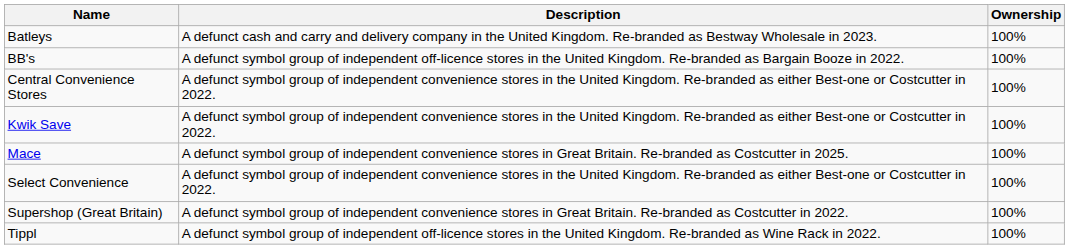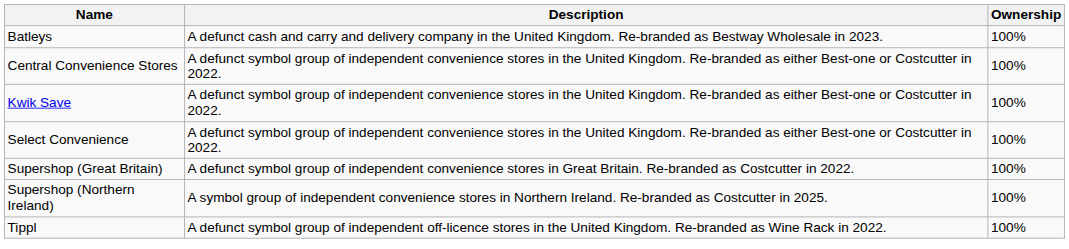- row: (21, 58)
- row: (24, 153)
+ row: (71, 198)
